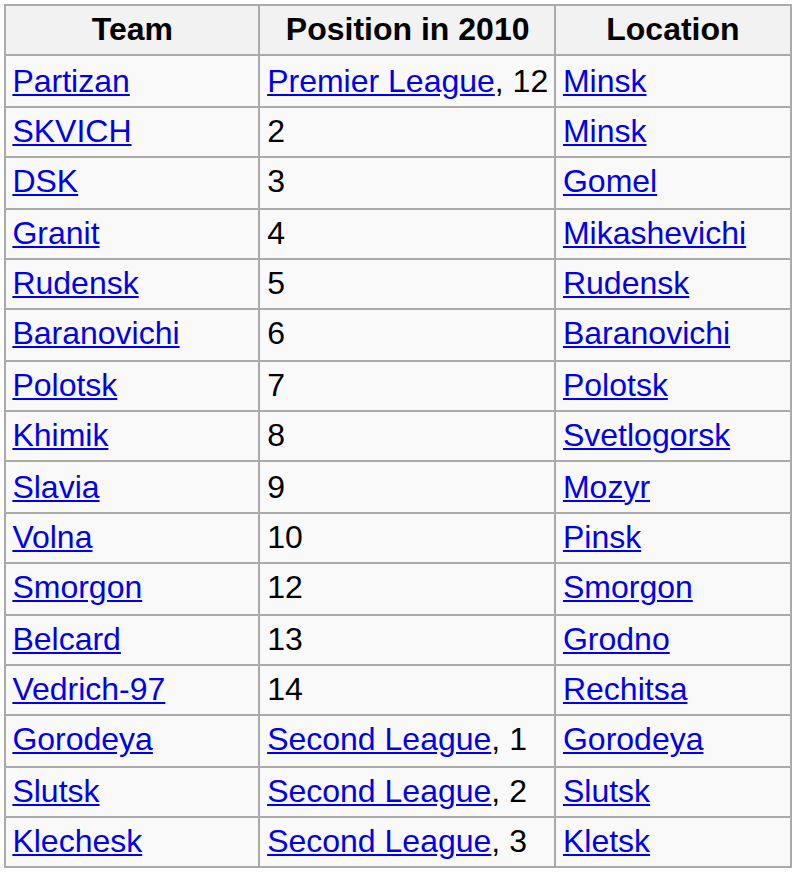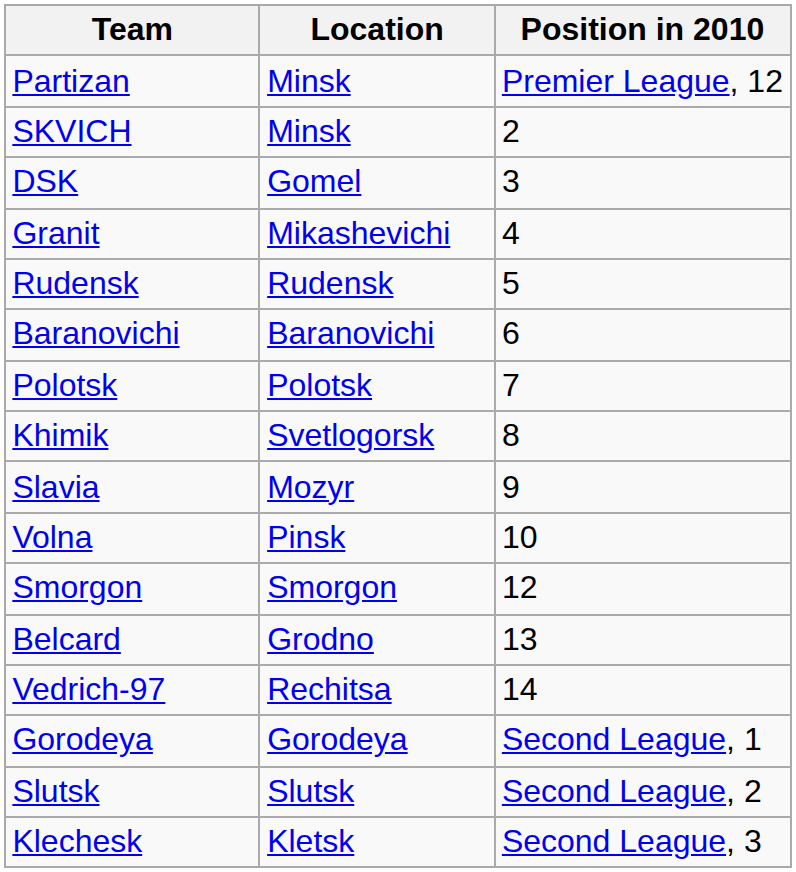columns swapped: (673, 29) <-> (408, 29)
